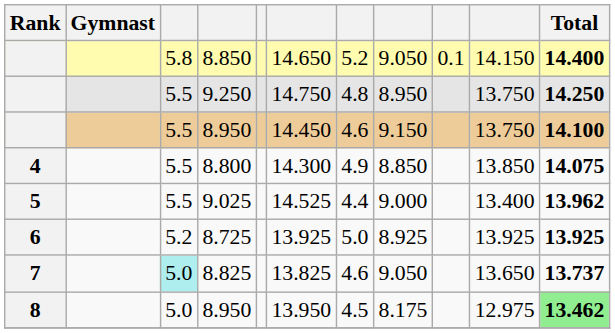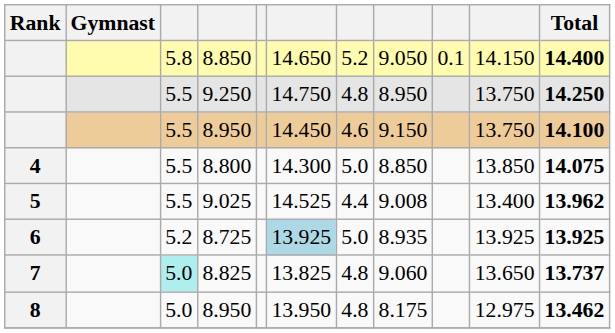(355, 165) 4.9 -> (355, 165) 5.0
(403, 201) 9.000 -> (403, 201) 9.008
(301, 237) no background -> (301, 237) lightblue background
(403, 237) 8.925 -> (403, 237) 8.935
(355, 273) 4.6 -> (355, 273) 4.8
(403, 273) 9.050 -> (403, 273) 9.060
(355, 309) 4.5 -> (355, 309) 4.8
(574, 309) lightgreen background -> (574, 309) no background
